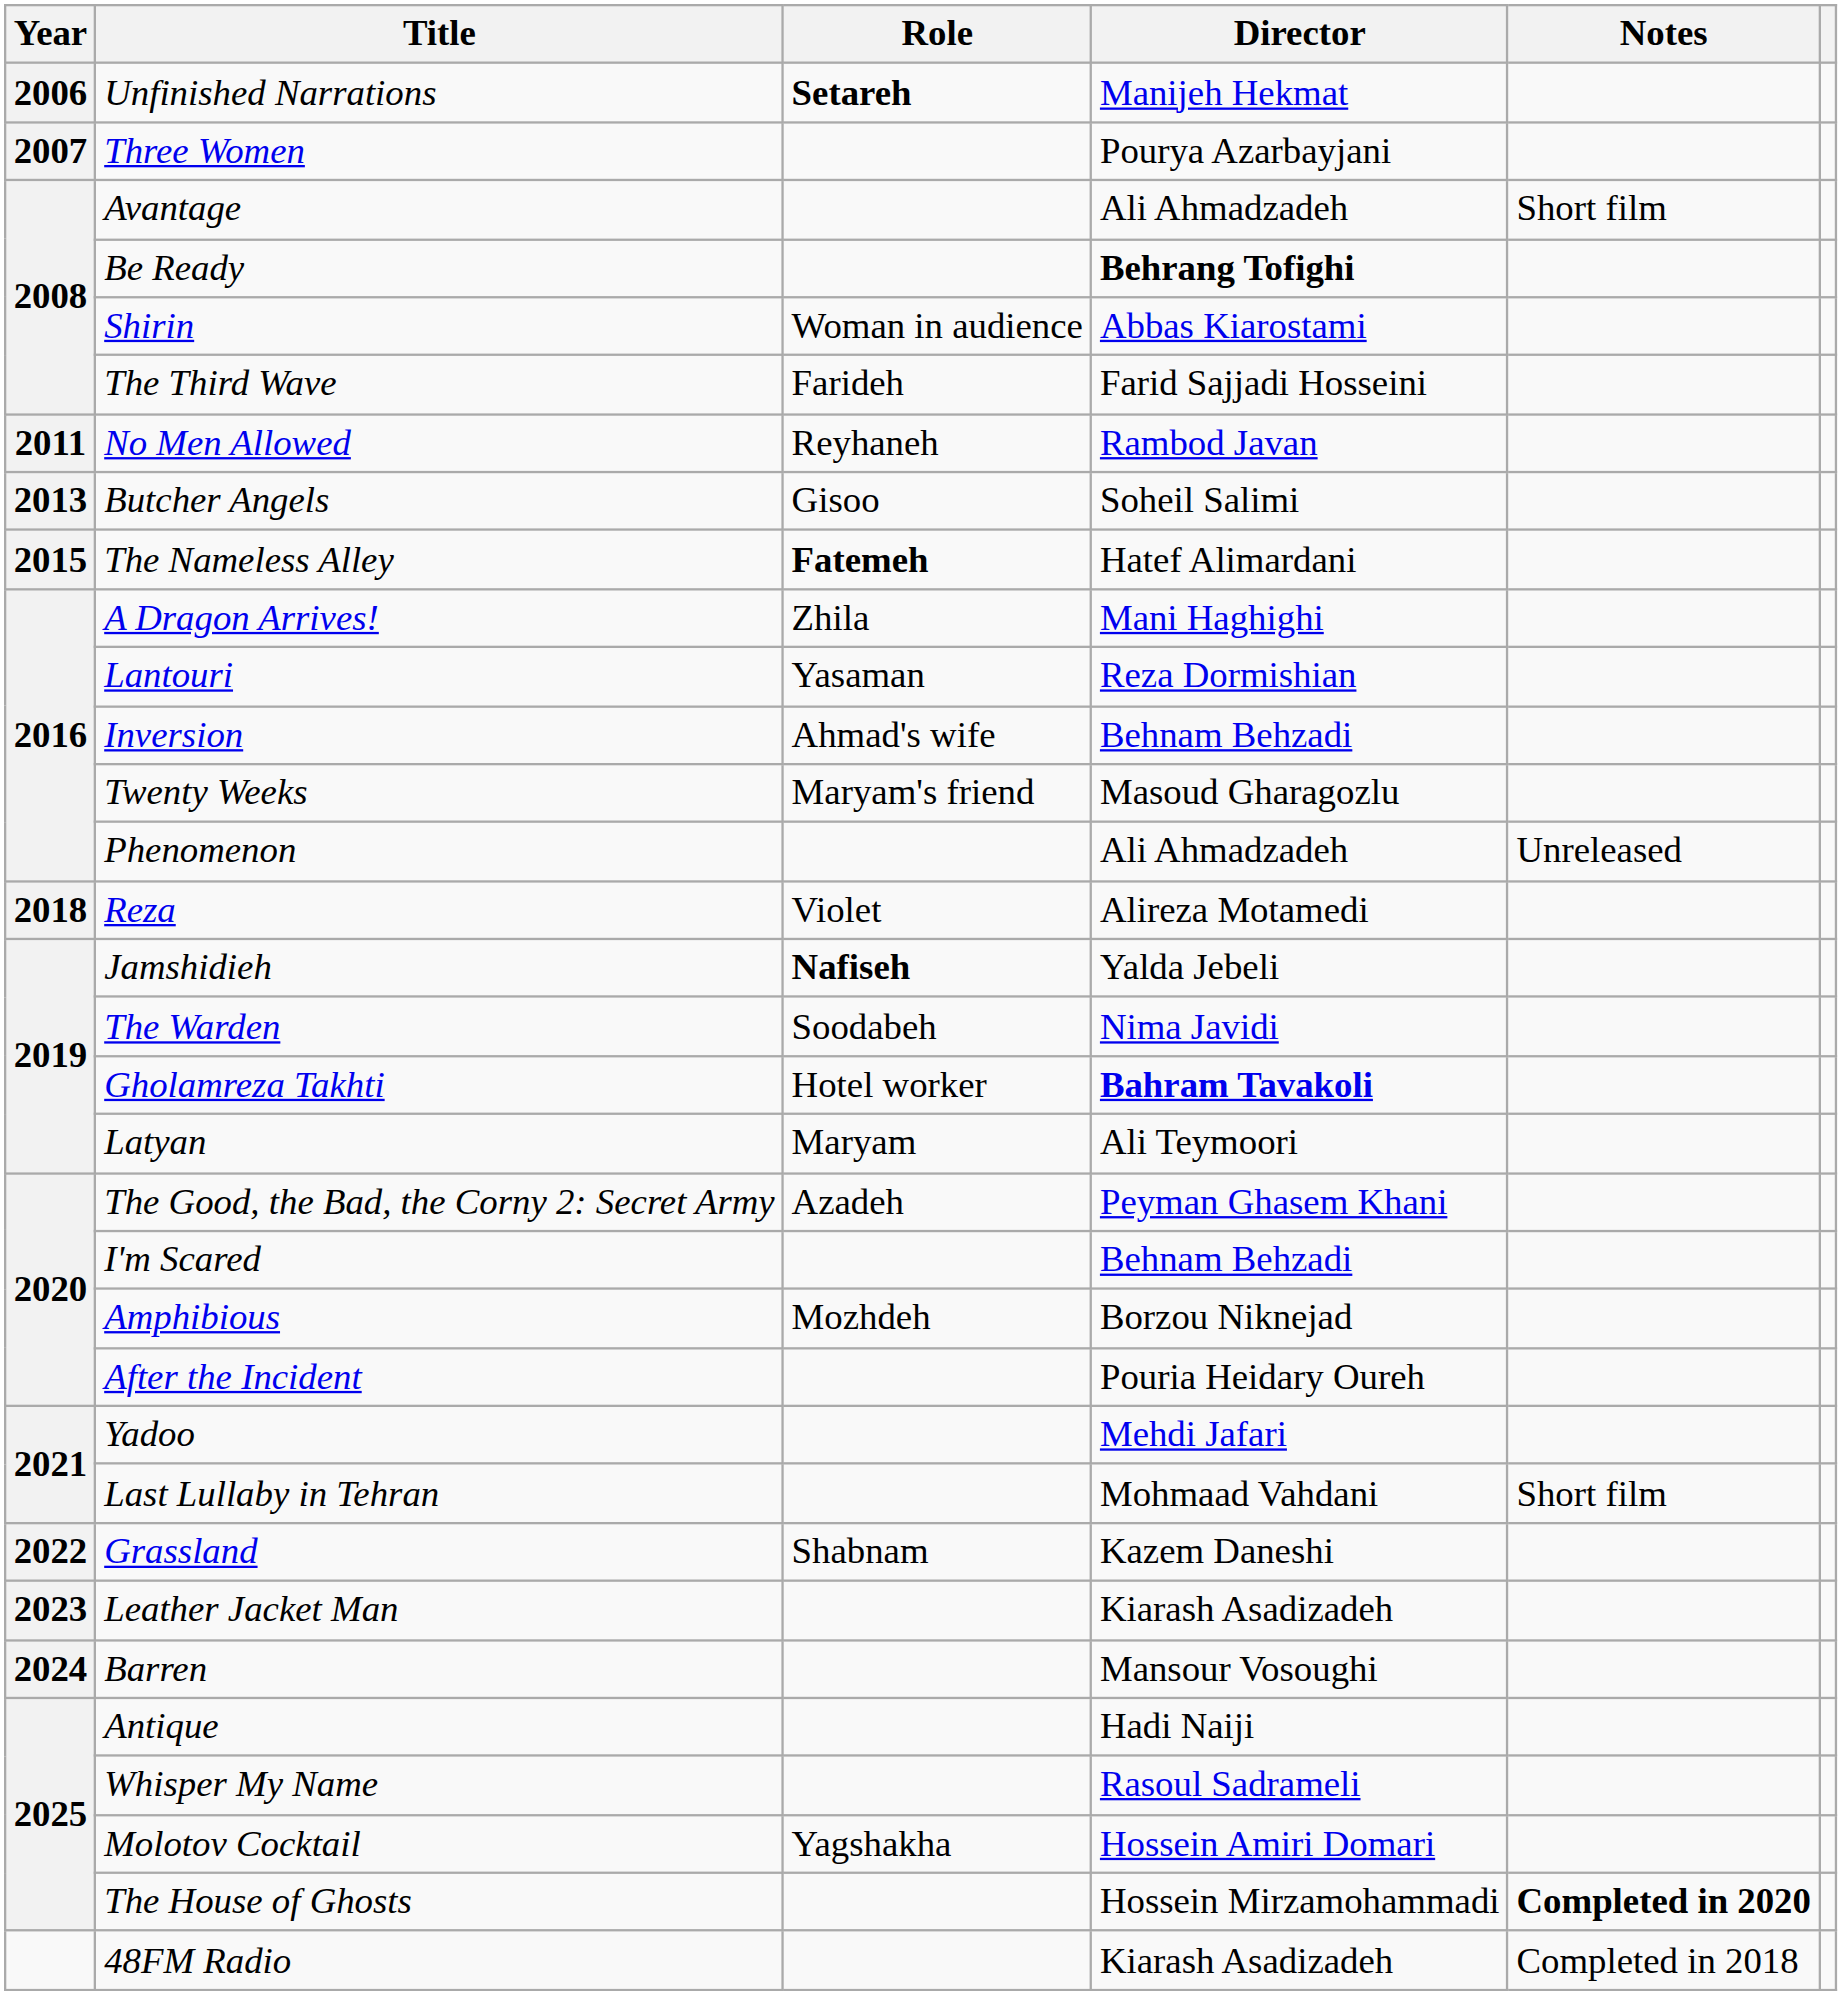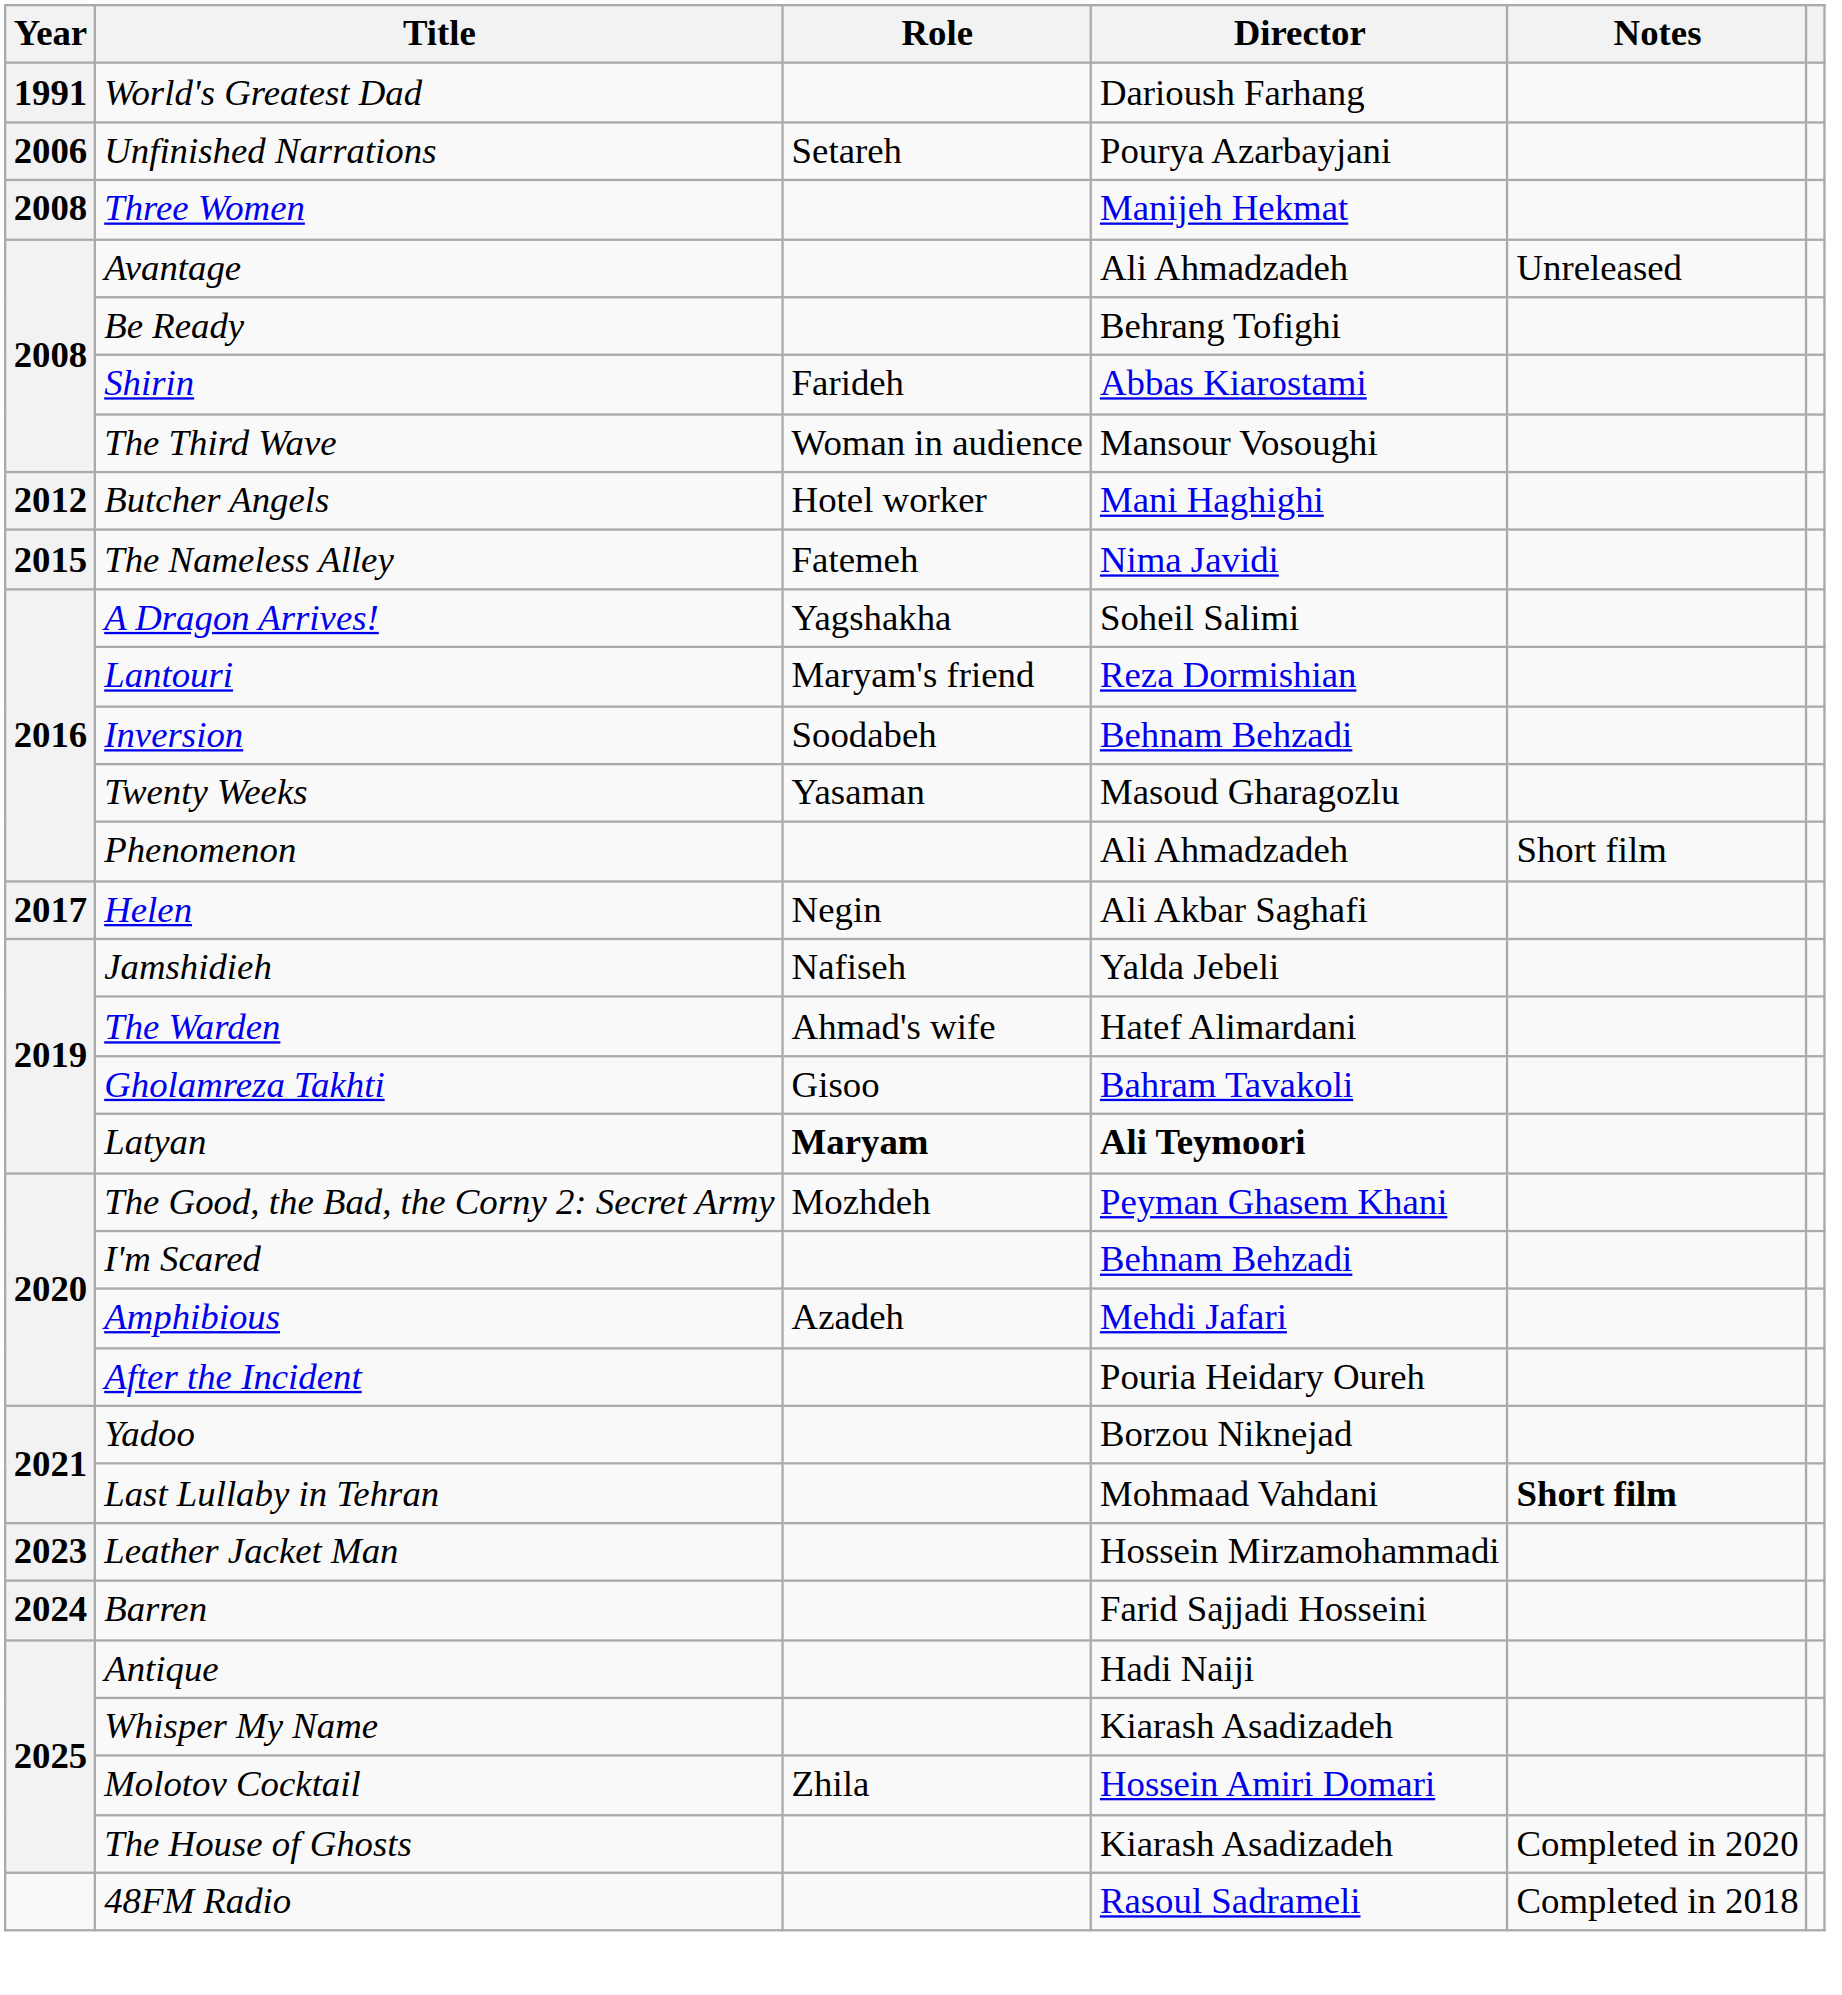+ row: (263, 92)
(852, 92) bold -> (847, 150) normal
(1224, 92) Manijeh Hekmat -> (1246, 150) Pourya Azarbayjani
(50, 150) 2007 -> (50, 208) 2008
(1246, 150) Pourya Azarbayjani -> (1224, 208) Manijeh Hekmat
(1592, 208) Short film -> (1599, 267) Unreleased
(1227, 267) bold -> (1220, 325) normal
(937, 325) Woman in audience -> (848, 383) Farideh
(848, 383) Farideh -> (937, 442) Woman in audience
(1263, 383) Farid Sajjadi Hosseini -> (1239, 442) Mansour Vosoughi
- row: (228, 442)
(50, 500) 2013 -> (50, 500) 2012
(836, 500) Gisoo -> (889, 500) Hotel worker
(1200, 500) Soheil Salimi -> (1212, 500) Mani Haghighi
(860, 558) bold -> (855, 558) normal
(1228, 558) Hatef Alimardani -> (1189, 558) Nima Javidi
(830, 617) Zhila -> (872, 617) Yagshakha
(1212, 617) Mani Haghighi -> (1200, 617) Soheil Salimi
(858, 675) Yasaman -> (913, 675) Maryam's friend
(894, 734) Ahmad's wife -> (864, 734) Soodabeh
(913, 792) Maryam's friend -> (858, 792) Yasaman
(1599, 850) Unreleased -> (1592, 850) Short film
+ row: (148, 909)
- row: (140, 909)
(851, 967) bold -> (849, 967) normal
(864, 1025) Soodabeh -> (894, 1025) Ahmad's wife
(1189, 1025) Nima Javidi -> (1228, 1025) Hatef Alimardani
(889, 1084) Hotel worker -> (836, 1084) Gisoo
(1236, 1084) bold -> (1227, 1084) normal
(854, 1142) normal -> (860, 1142) bold
(1199, 1142) normal -> (1203, 1142) bold
(848, 1200) Azadeh -> (861, 1200) Mozhdeh
(861, 1317) Mozhdeh -> (848, 1317) Azadeh
(1226, 1317) Borzou Niknejad -> (1193, 1317) Mehdi Jafari
(1193, 1434) Mehdi Jafari -> (1226, 1434) Borzou Niknejad
(1592, 1492) normal -> (1597, 1492) bold
- row: (181, 1551)
(1247, 1609) Kiarash Asadizadeh -> (1300, 1551) Hossein Mirzamohammadi
(1239, 1667) Mansour Vosoughi -> (1263, 1609) Farid Sajjadi Hosseini
(1230, 1784) Rasoul Sadrameli -> (1247, 1726) Kiarash Asadizadeh
(872, 1842) Yagshakha -> (830, 1784) Zhila
(1300, 1901) Hossein Mirzamohammadi -> (1247, 1842) Kiarash Asadizadeh
(1664, 1901) bold -> (1658, 1842) normal
(1247, 1959) Kiarash Asadizadeh -> (1230, 1901) Rasoul Sadrameli
